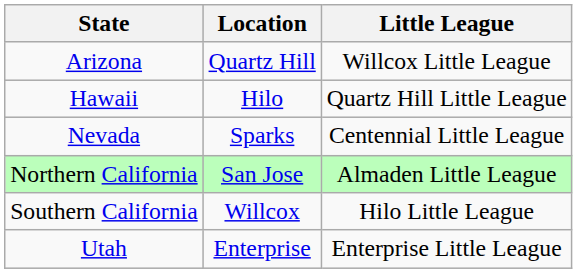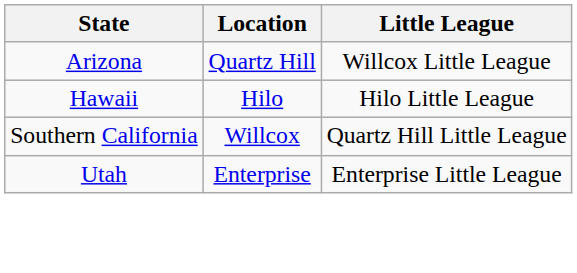(447, 98) Quartz Hill Little League -> (447, 98) Hilo Little League
- row: (104, 135)
- row: (104, 173)
(447, 211) Hilo Little League -> (447, 135) Quartz Hill Little League
